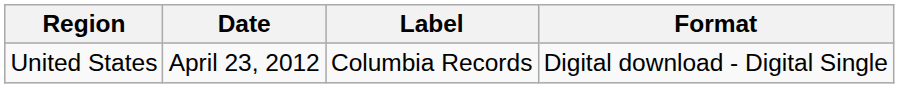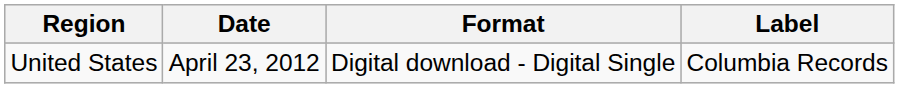columns swapped: (716, 23) <-> (432, 23)
